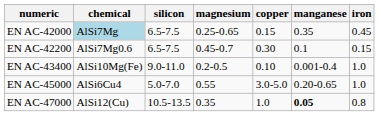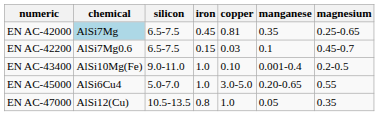columns swapped: (362, 13) <-> (223, 13)
(265, 31) 0.15 -> (230, 31) 0.81
(265, 48) 0.30 -> (230, 48) 0.03
(304, 102) bold -> (269, 102) normal
